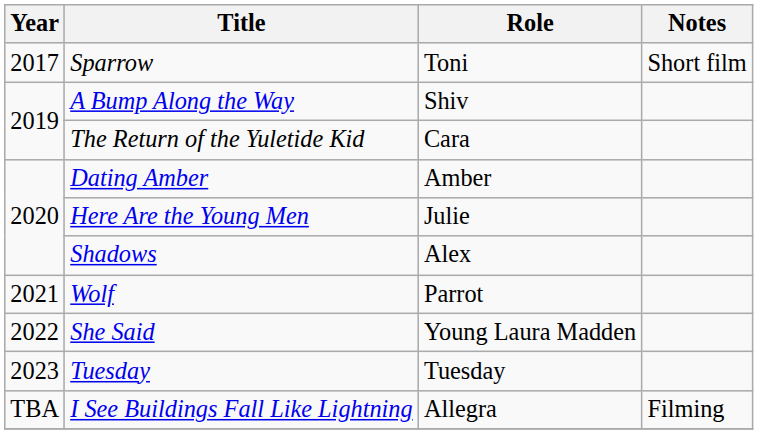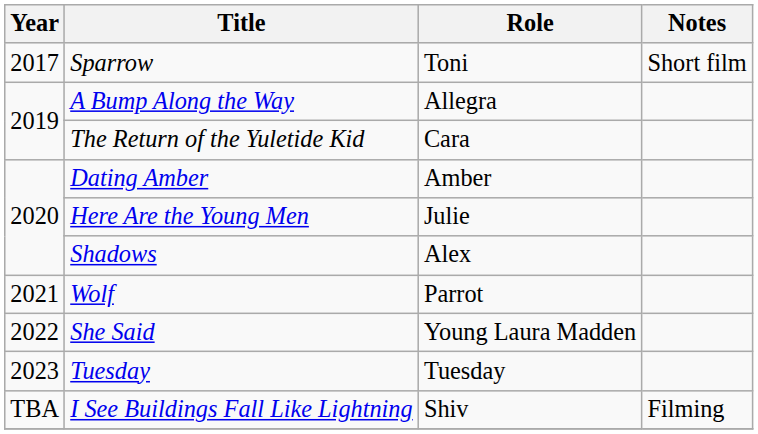(446, 100) Shiv -> (460, 100) Allegra
(460, 409) Allegra -> (446, 409) Shiv
